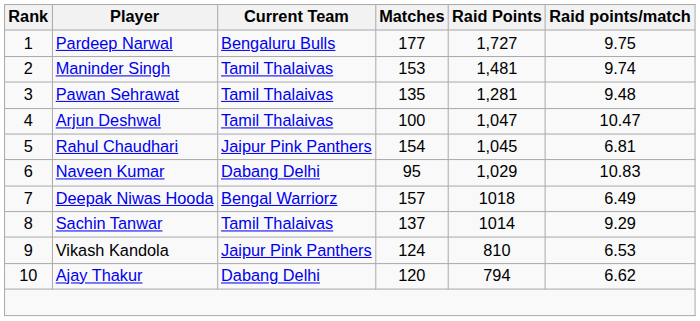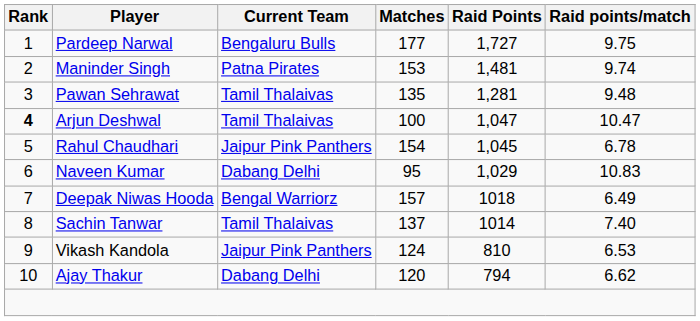(277, 69) Tamil Thalaivas -> (270, 69) Patna Pirates
(28, 120) normal -> (28, 120) bold
(620, 146) 6.81 -> (620, 146) 6.78
(620, 224) 9.29 -> (620, 224) 7.40
